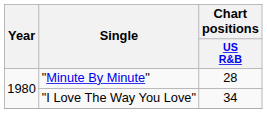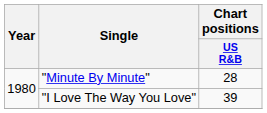(230, 98) 34 -> (230, 98) 39
